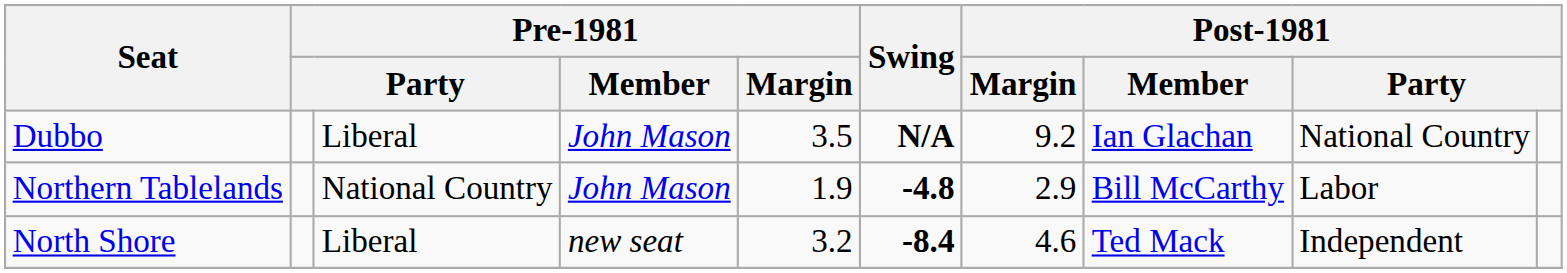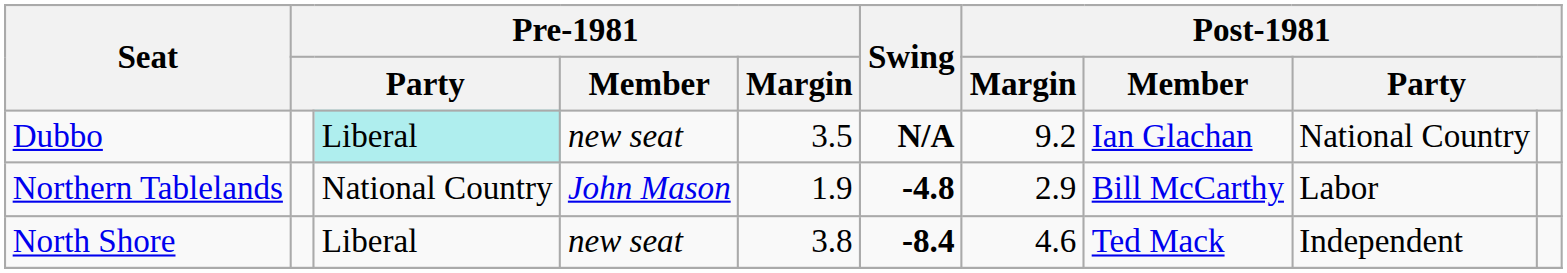(370, 135) no background -> (370, 135) paleturquoise background
(649, 135) John Mason -> (625, 135) new seat
(832, 240) 3.2 -> (832, 240) 3.8
